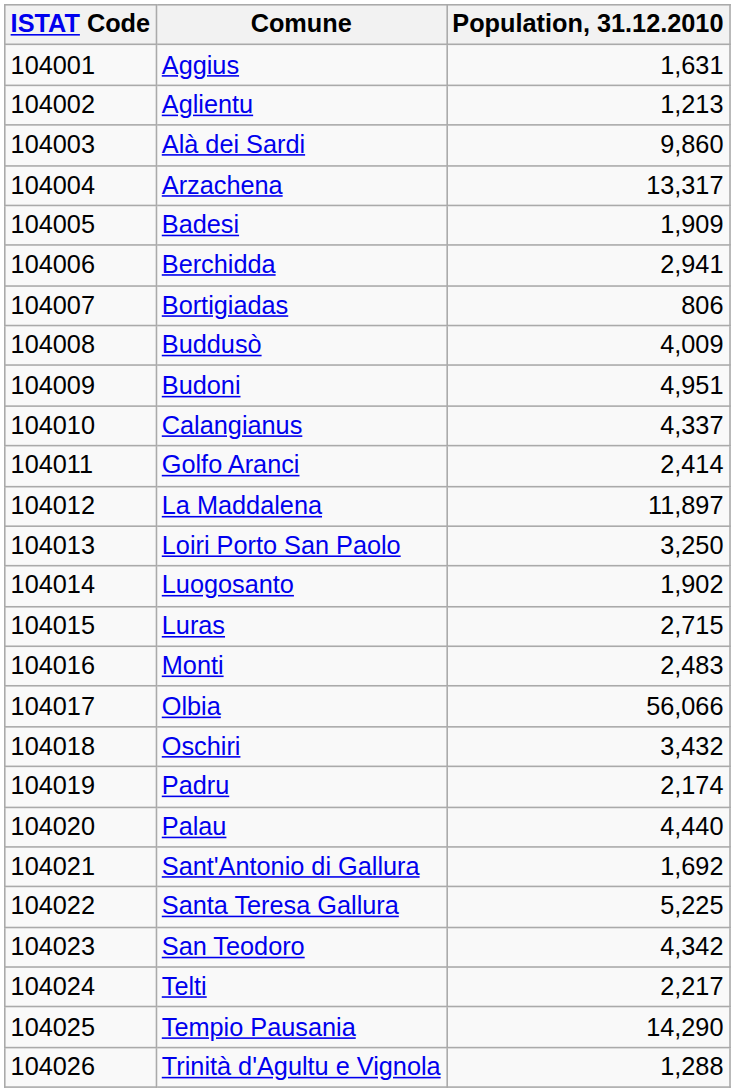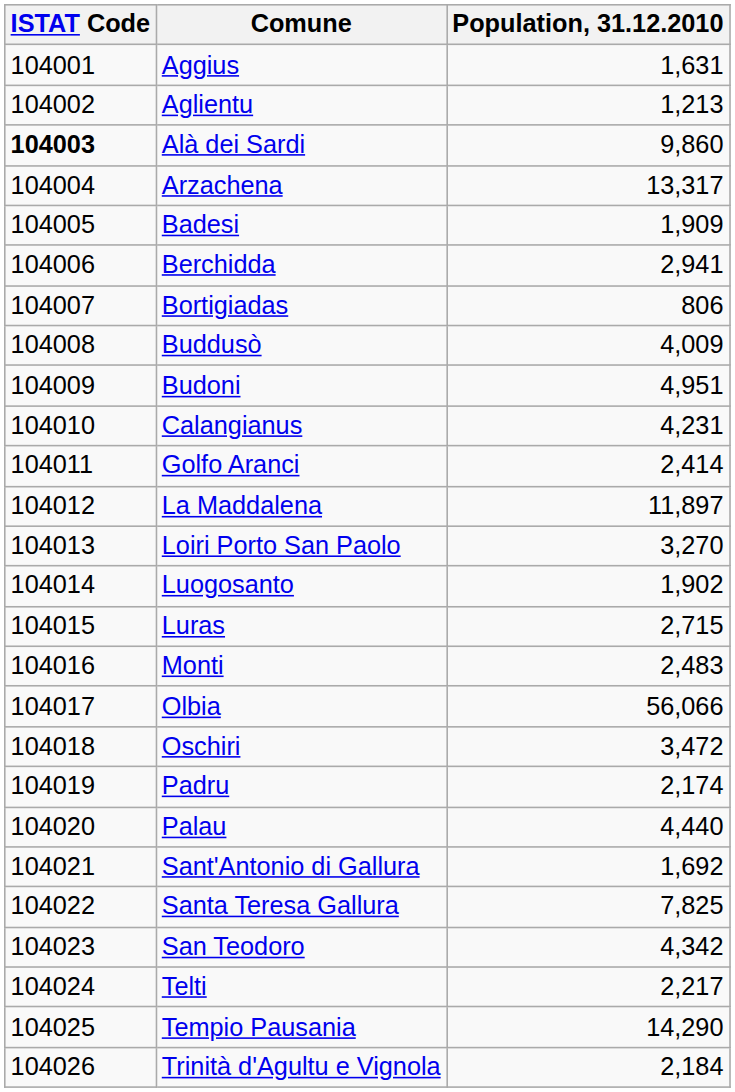(53, 144) normal -> (53, 144) bold
(692, 425) 4,337 -> (692, 425) 4,231
(692, 545) 3,250 -> (692, 545) 3,270
(692, 746) 3,432 -> (692, 746) 3,472
(692, 906) 5,225 -> (692, 906) 7,825
(692, 1066) 1,288 -> (692, 1066) 2,184
